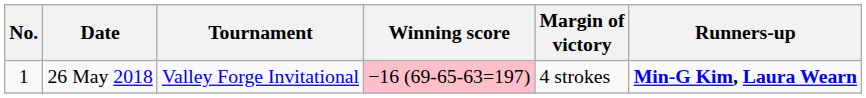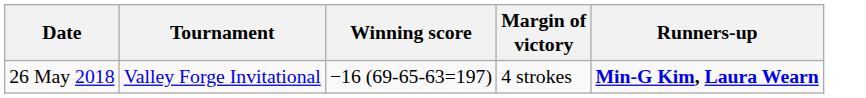- column: (24, 32)
(449, 76) pink background -> (411, 76) no background
